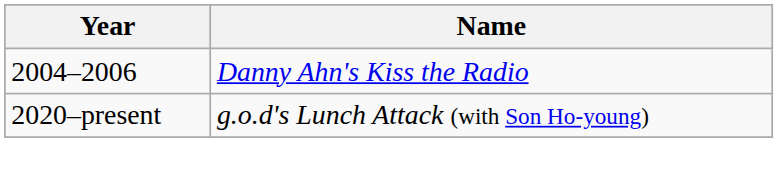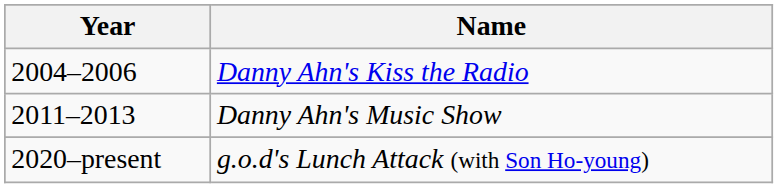+ row: (359, 114)
